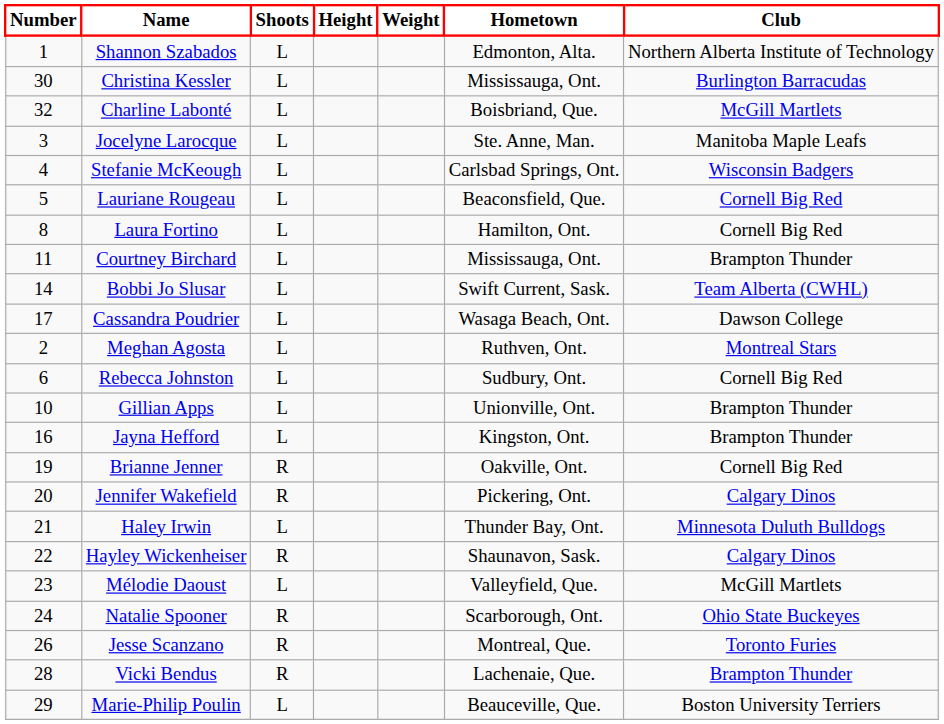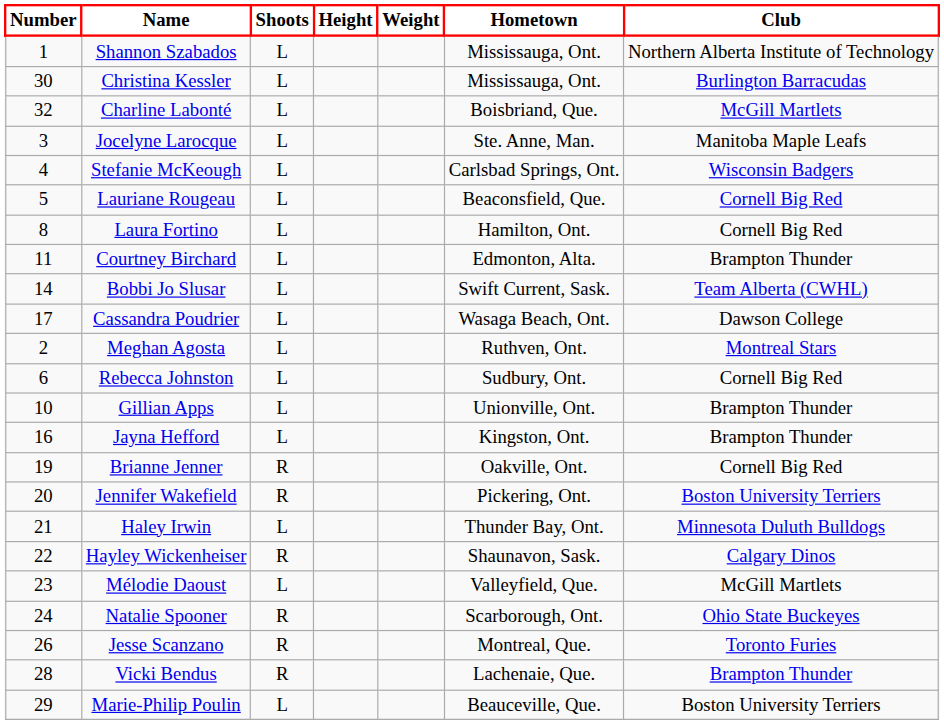(534, 51) Edmonton, Alta. -> (534, 51) Mississauga, Ont.
(534, 259) Mississauga, Ont. -> (534, 259) Edmonton, Alta.
(781, 496) Calgary Dinos -> (781, 496) Boston University Terriers
